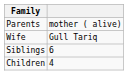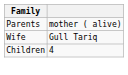- row: (26, 50)
